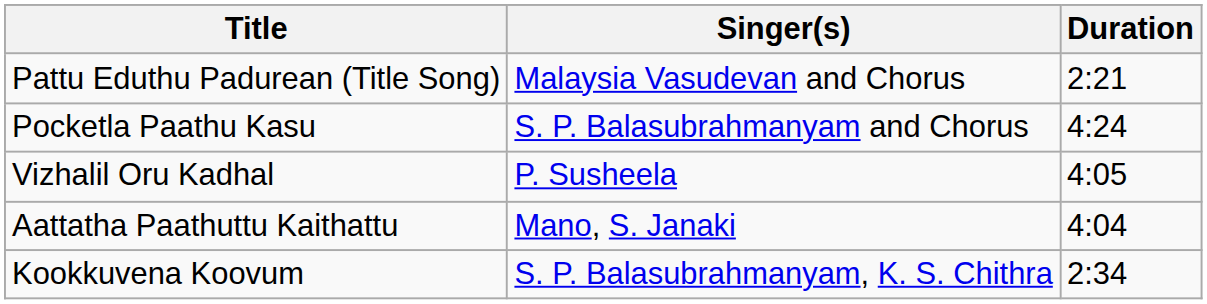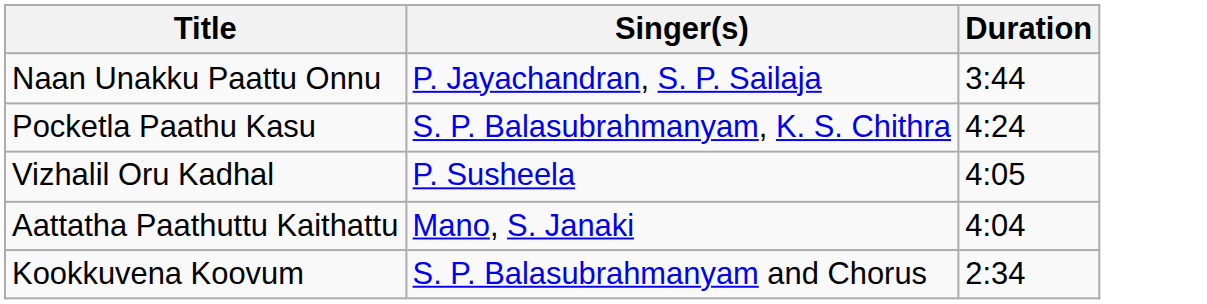- row: (256, 77)
+ row: (197, 77)
(772, 126) S. P. Balasubrahmanyam and Chorus -> (682, 126) S. P. Balasubrahmanyam, K. S. Chithra
(784, 273) S. P. Balasubrahmanyam, K. S. Chithra -> (670, 273) S. P. Balasubrahmanyam and Chorus
